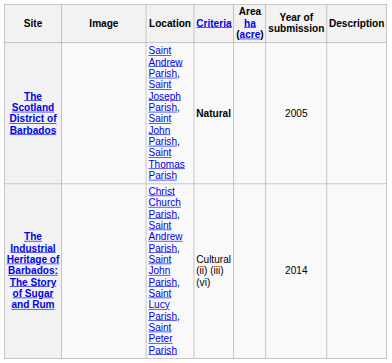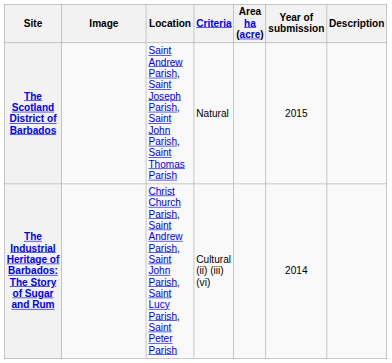(214, 113) bold -> (212, 113) normal
(296, 113) 2005 -> (296, 113) 2015
